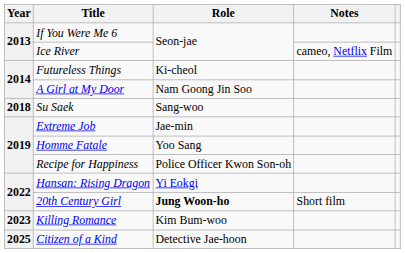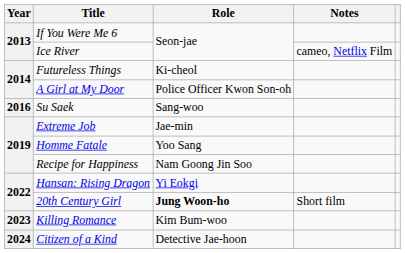(204, 88) Nam Goong Jin Soo -> (223, 88) Police Officer Kwon Son-oh
(19, 107) 2018 -> (19, 107) 2016
(223, 164) Police Officer Kwon Son-oh -> (204, 164) Nam Goong Jin Soo
(19, 239) 2025 -> (19, 239) 2024
